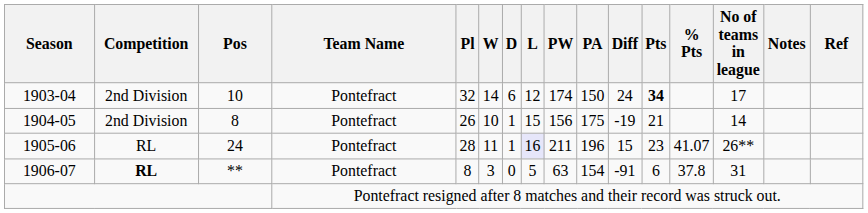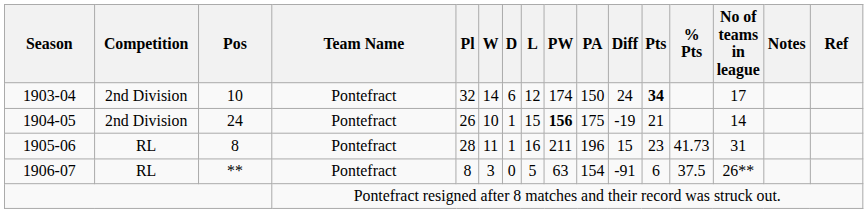(235, 120) 8 -> (235, 120) 24
(561, 120) normal -> (561, 120) bold
(235, 145) 24 -> (235, 145) 8
(533, 145) lavender background -> (533, 145) no background
(692, 145) 41.07 -> (692, 145) 41.73
(738, 145) 26** -> (738, 145) 31
(146, 171) bold -> (146, 171) normal
(692, 171) 37.8 -> (692, 171) 37.5
(738, 171) 31 -> (738, 171) 26**
